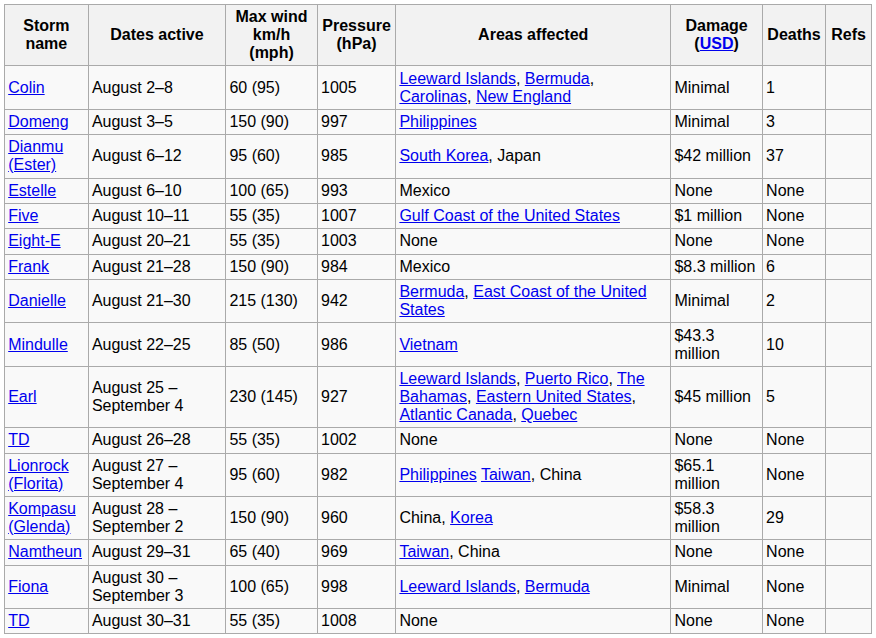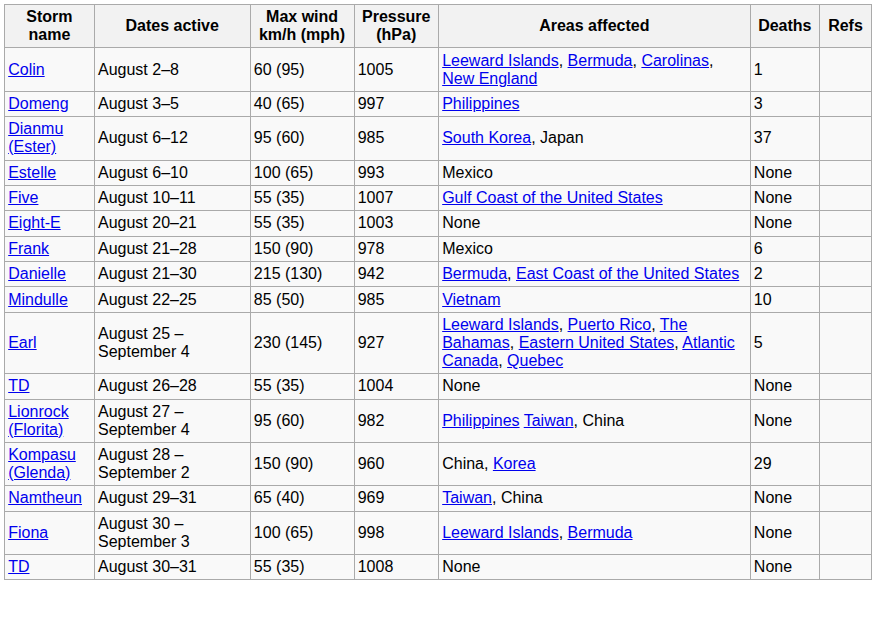- column: (717, 35)
(259, 121) 150 (90) -> (279, 103) 40 (65)
(334, 266) 984 -> (371, 248) 978
(334, 344) 986 -> (371, 299) 985
(339, 440) 1002 -> (376, 386) 1004
